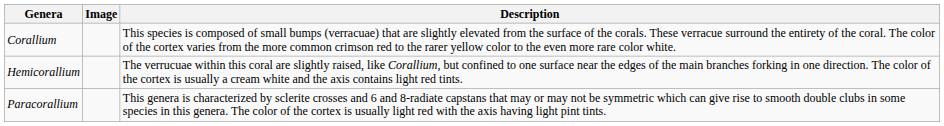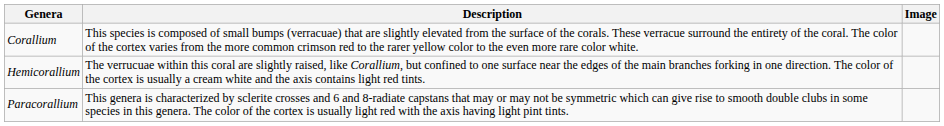columns swapped: (530, 14) <-> (101, 14)
